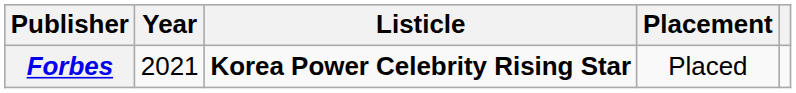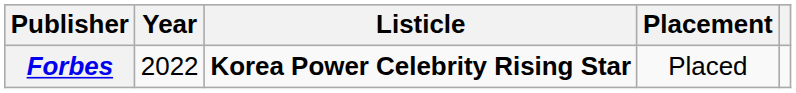(170, 66) 2021 -> (170, 66) 2022
